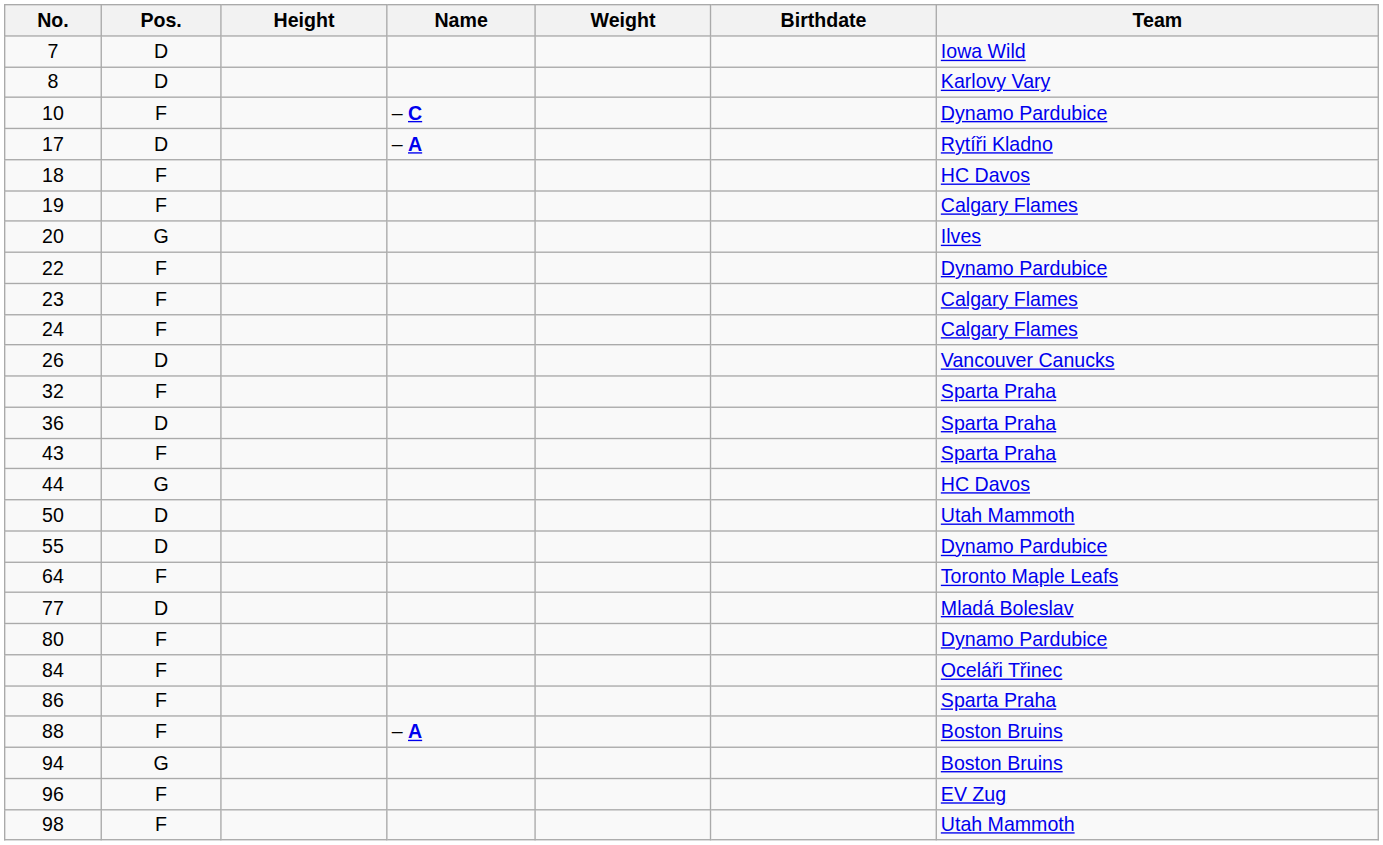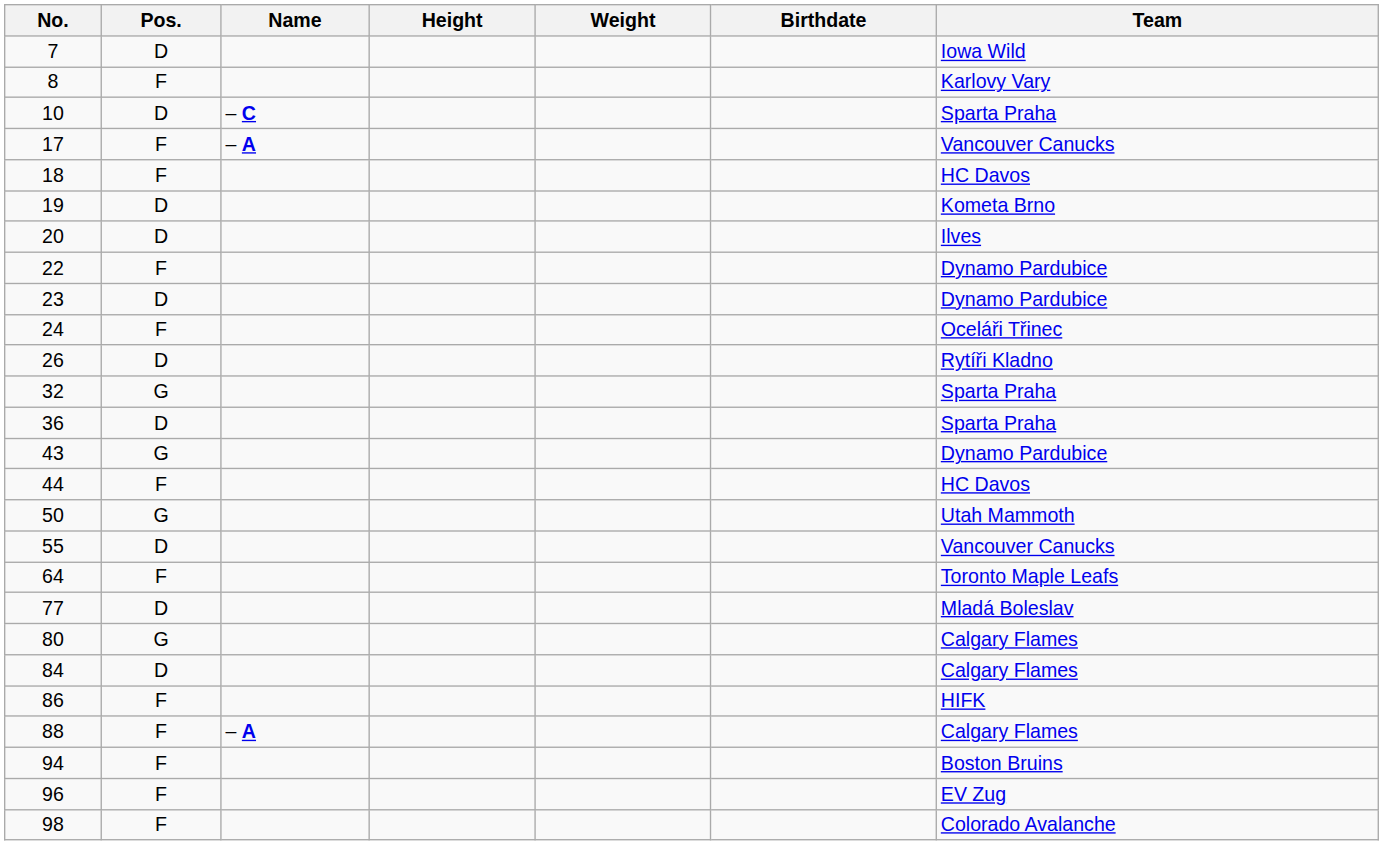columns swapped: (461, 21) <-> (304, 21)
(161, 82) D -> (161, 82) F
(161, 113) F -> (161, 113) D
(1024, 113) Dynamo Pardubice -> (998, 113) Sparta Praha
(161, 144) D -> (161, 144) F
(997, 144) Rytíři Kladno -> (1028, 144) Vancouver Canucks
(161, 206) F -> (161, 206) D
(1009, 206) Calgary Flames -> (998, 206) Kometa Brno
(161, 237) G -> (161, 237) D
(161, 299) F -> (161, 299) D
(1009, 299) Calgary Flames -> (1024, 299) Dynamo Pardubice
(1009, 330) Calgary Flames -> (1002, 330) Oceláři Třinec
(1028, 361) Vancouver Canucks -> (997, 361) Rytíři Kladno
(161, 392) F -> (161, 392) G
(161, 454) F -> (161, 454) G
(998, 454) Sparta Praha -> (1024, 454) Dynamo Pardubice
(161, 485) G -> (161, 485) F
(161, 516) D -> (161, 516) G
(1024, 547) Dynamo Pardubice -> (1028, 547) Vancouver Canucks
(161, 639) F -> (161, 639) G
(1024, 639) Dynamo Pardubice -> (1009, 639) Calgary Flames
(161, 670) F -> (161, 670) D
(1002, 670) Oceláři Třinec -> (1009, 670) Calgary Flames
(998, 701) Sparta Praha -> (963, 701) HIFK
(1002, 732) Boston Bruins -> (1009, 732) Calgary Flames
(161, 763) G -> (161, 763) F
(1008, 825) Utah Mammoth -> (1028, 825) Colorado Avalanche
